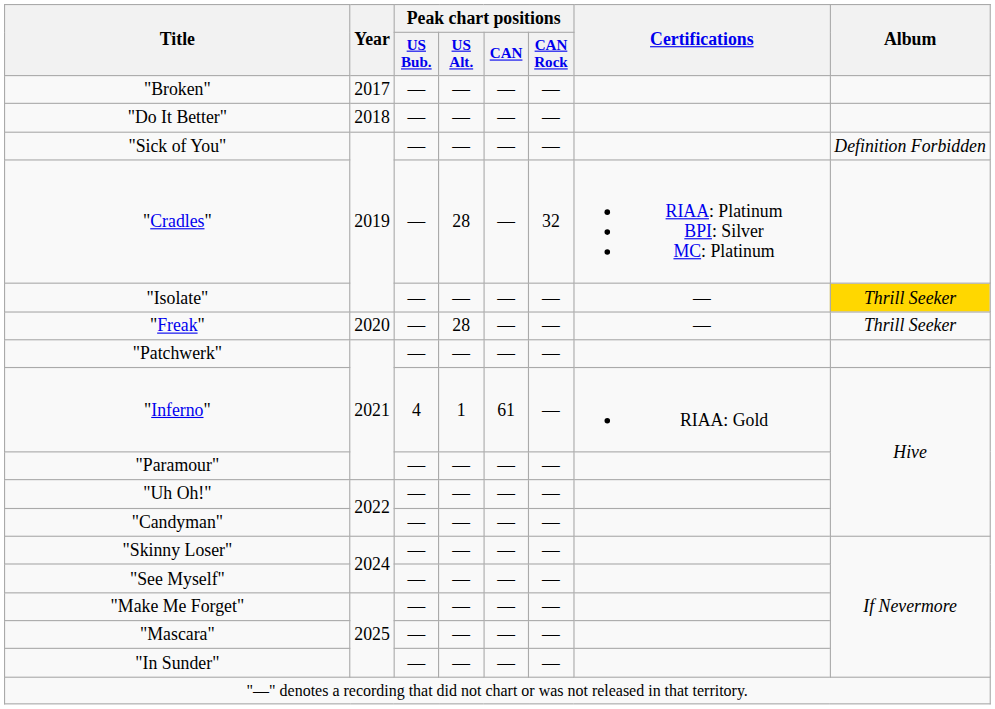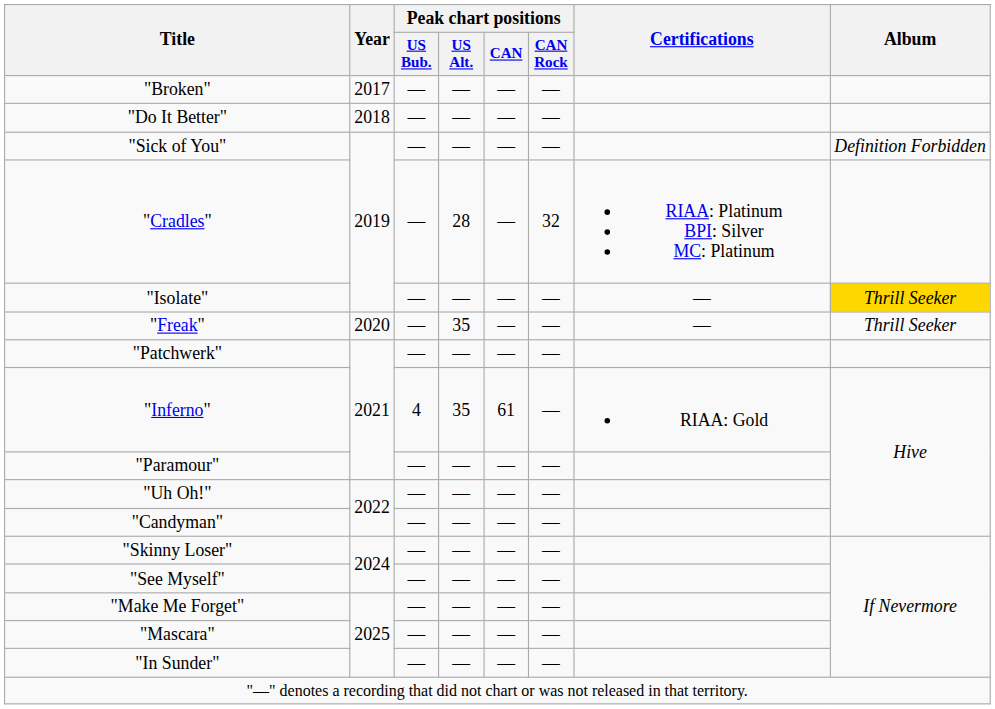(461, 325) 28 -> (461, 325) 35
(461, 409) 1 -> (461, 409) 35
